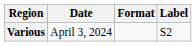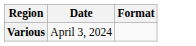- column: (174, 13)
